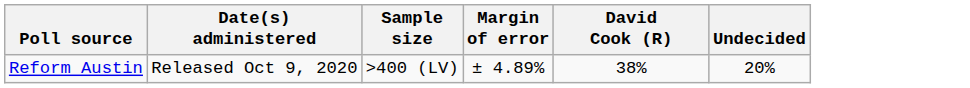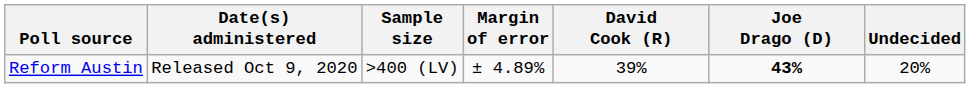+ column: (786, 29)
(631, 68) 38% -> (631, 68) 39%
